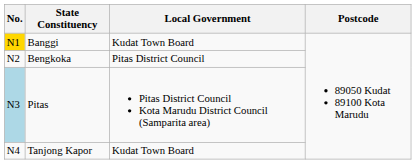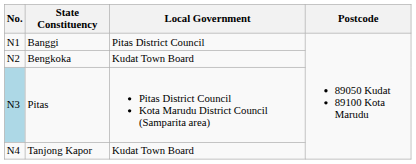(13, 42) gold background -> (13, 42) no background
(153, 42) Kudat Town Board -> (158, 42) Pitas District Council
(158, 59) Pitas District Council -> (153, 59) Kudat Town Board
